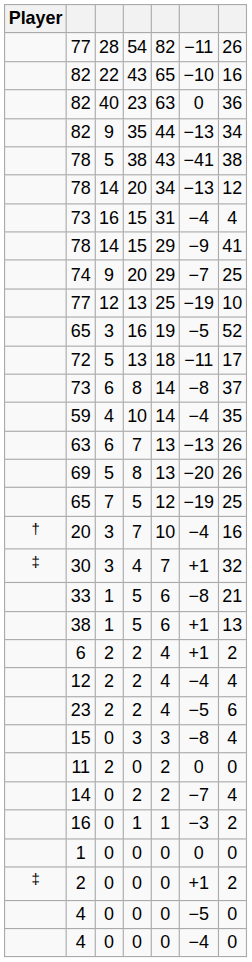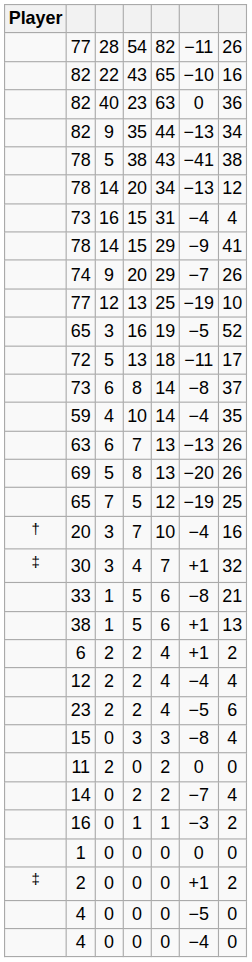(232, 274) 25 -> (232, 274) 26
